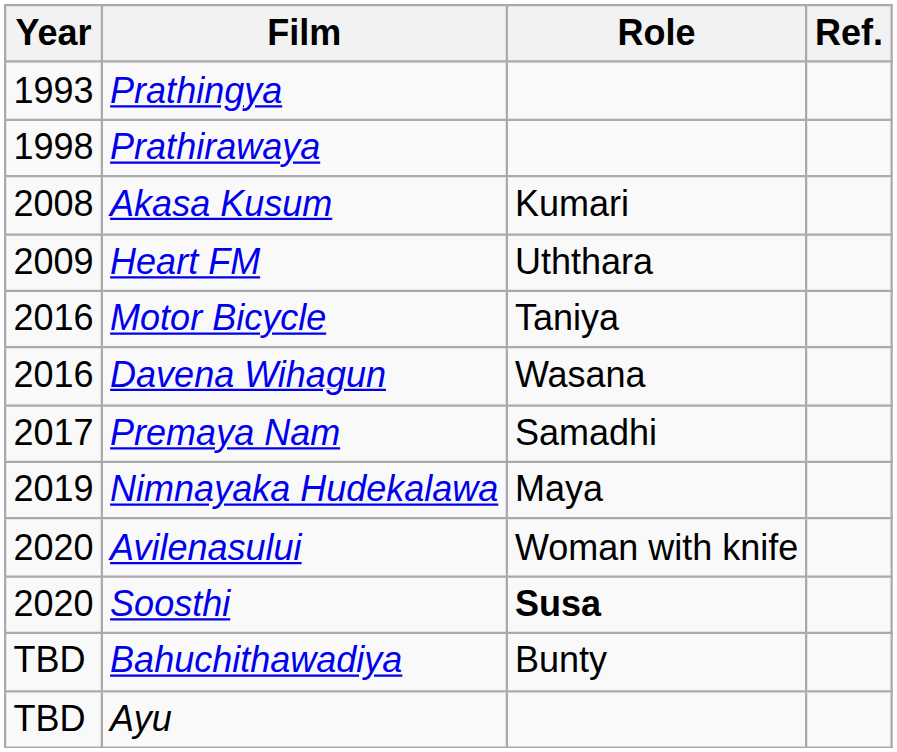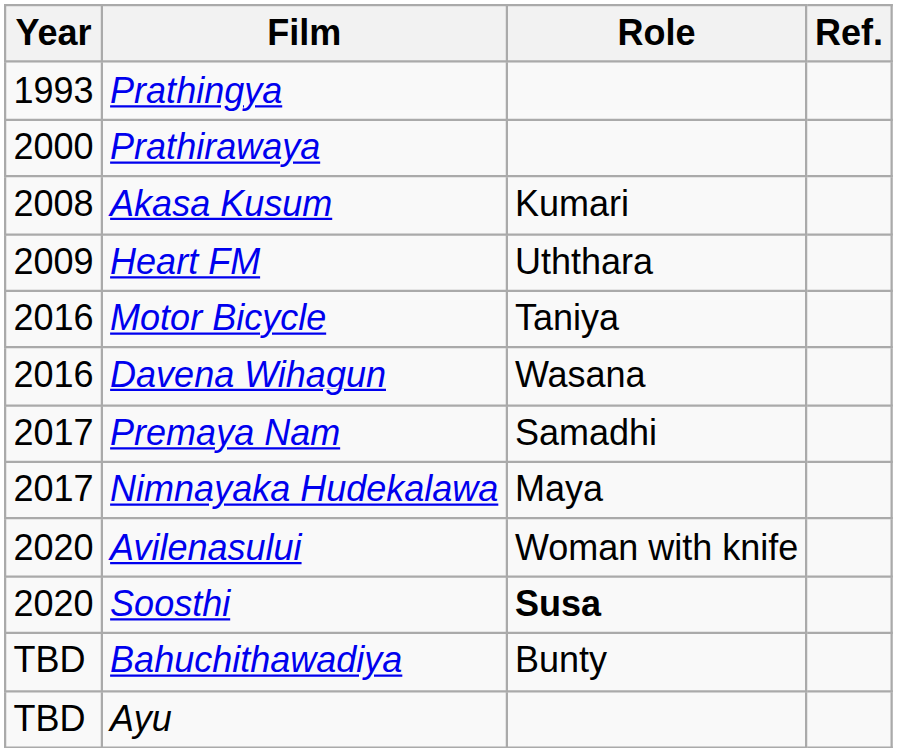(53, 147) 1998 -> (53, 147) 2000
(53, 489) 2019 -> (53, 489) 2017
